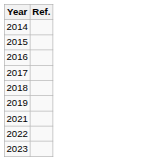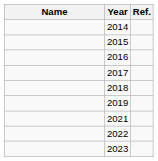+ column: (55, 12)
